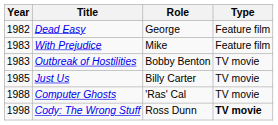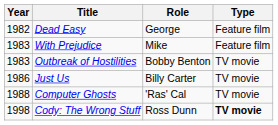(18, 78) 1985 -> (18, 78) 1986
